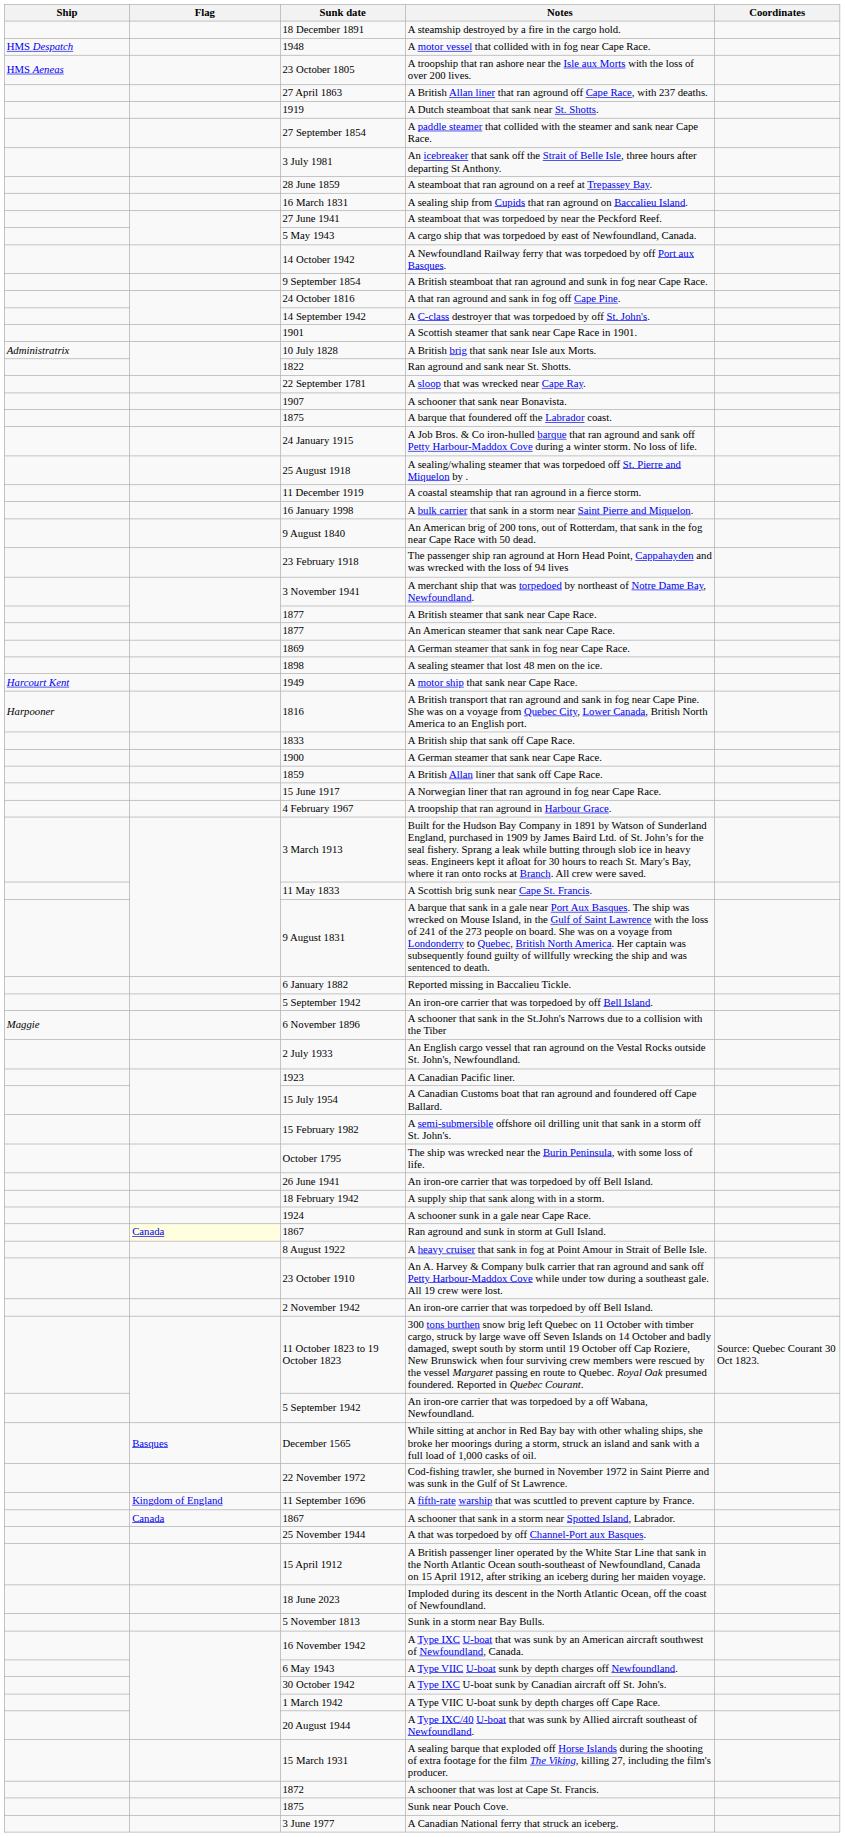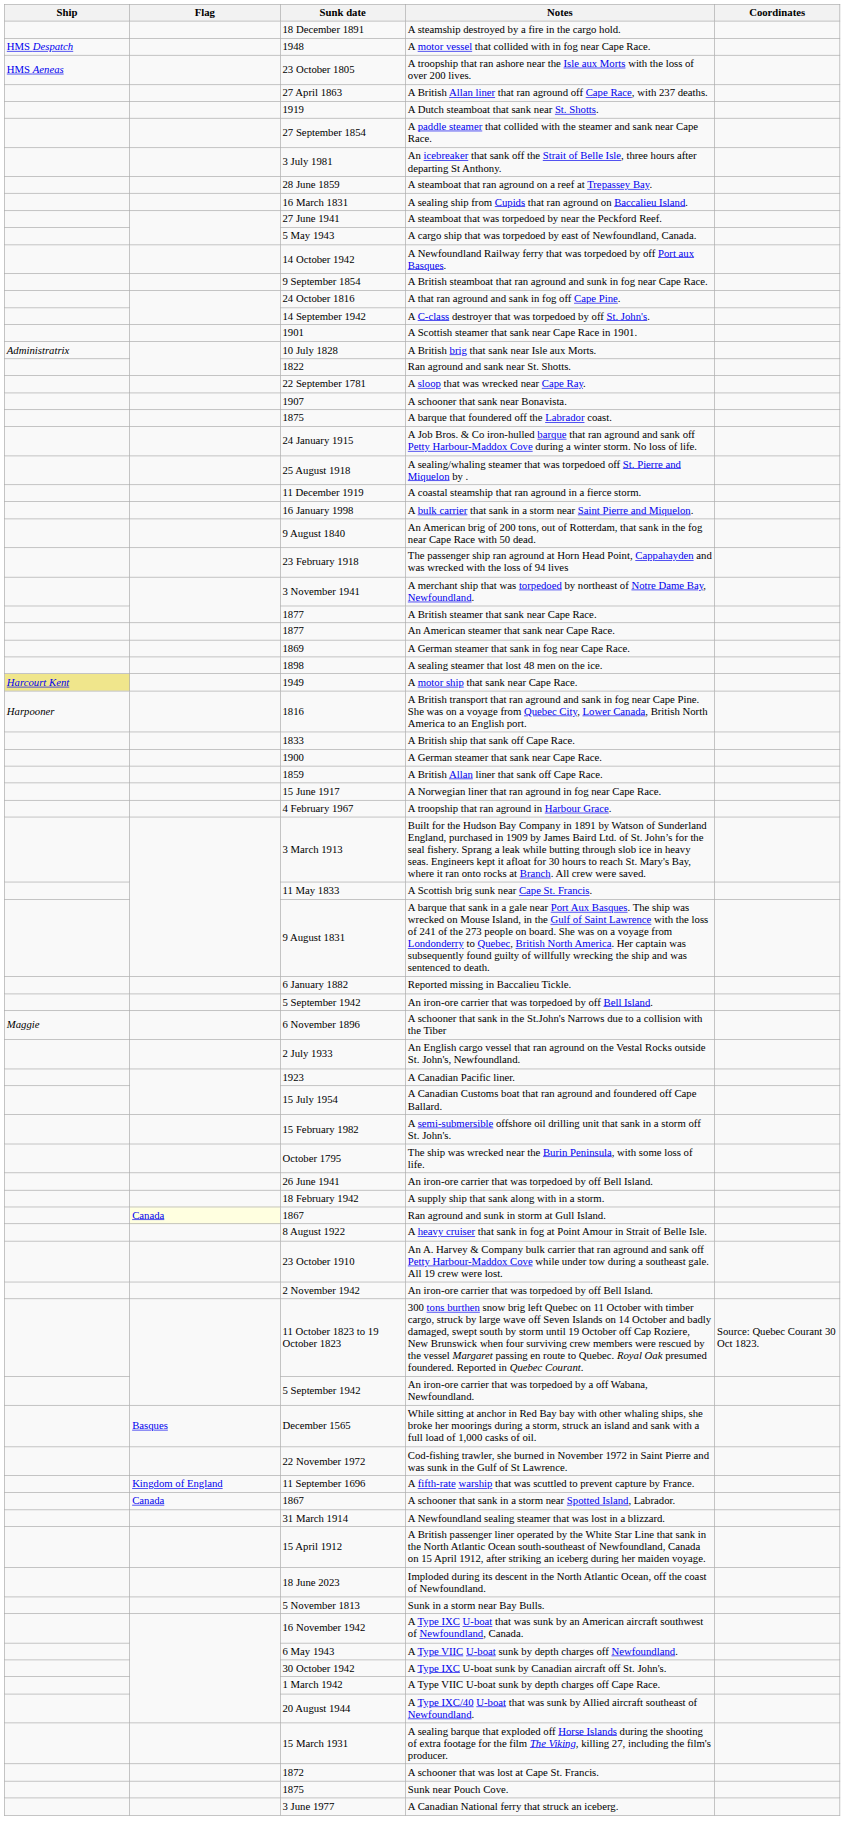(38, 682) no background -> (38, 682) khaki background
- row: (293, 1215)
- row: (324, 1535)
+ row: (315, 1518)
